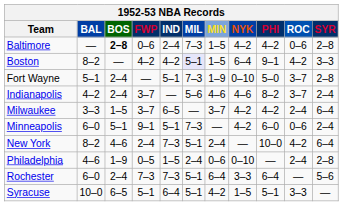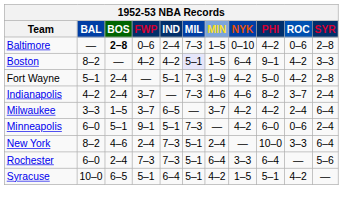(243, 45) 4–2 -> (243, 45) 0–10
(243, 78) 0–10 -> (243, 78) 4–2
(298, 78) 3–7 -> (298, 78) 4–2
(194, 95) 5–6 -> (194, 95) 7–3
(298, 144) 4–2 -> (298, 144) 3–3
- row: (35, 160)
(298, 193) 3–3 -> (298, 176) 4–2
